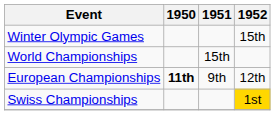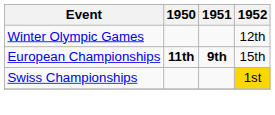(253, 36) 15th -> (253, 36) 12th
- row: (72, 57)
(217, 78) normal -> (217, 57) bold
(253, 78) 12th -> (253, 57) 15th
